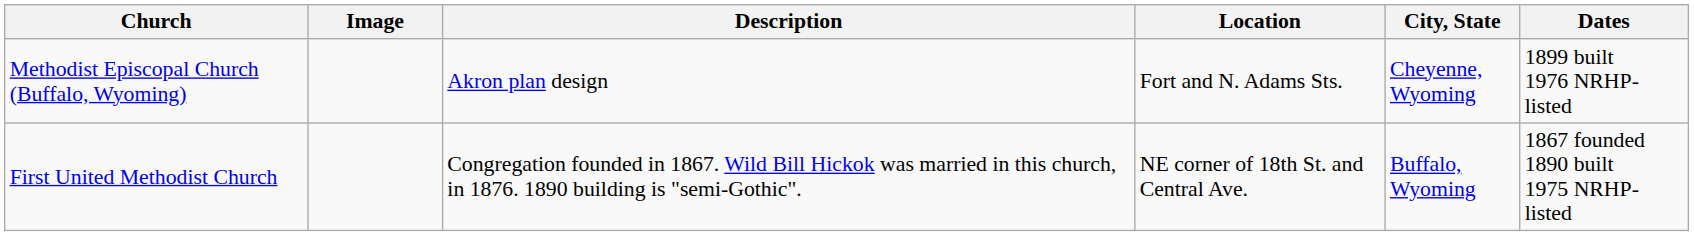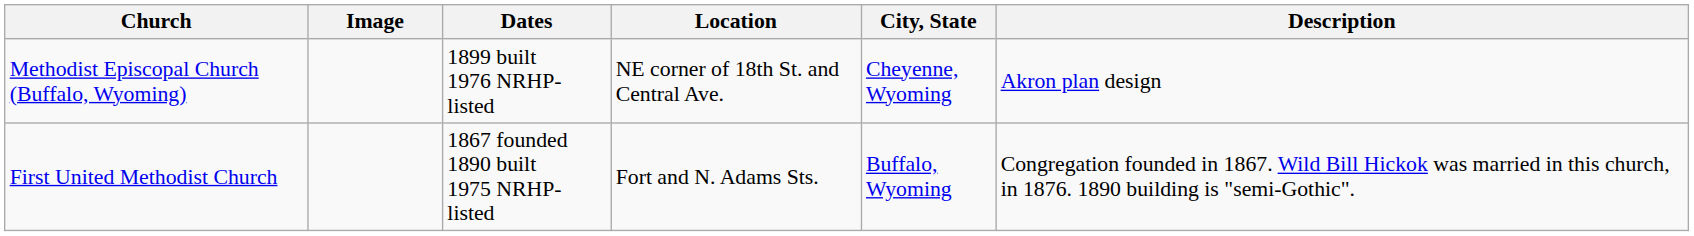columns swapped: (1604, 21) <-> (788, 21)
(1241, 80) Fort and N. Adams Sts. -> (727, 80) NE corner of 18th St. and Central Ave.
(1251, 176) NE corner of 18th St. and Central Ave. -> (717, 176) Fort and N. Adams Sts.
